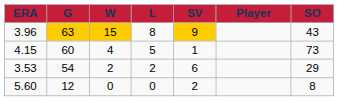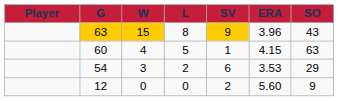columns swapped: (254, 13) <-> (26, 13)
(312, 50) 73 -> (312, 50) 63
(110, 68) 2 -> (143, 68) 3
(312, 86) 8 -> (312, 86) 9
